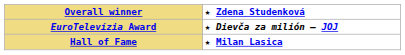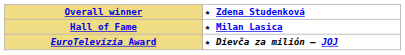rows swapped: (103, 42) <-> (103, 27)
